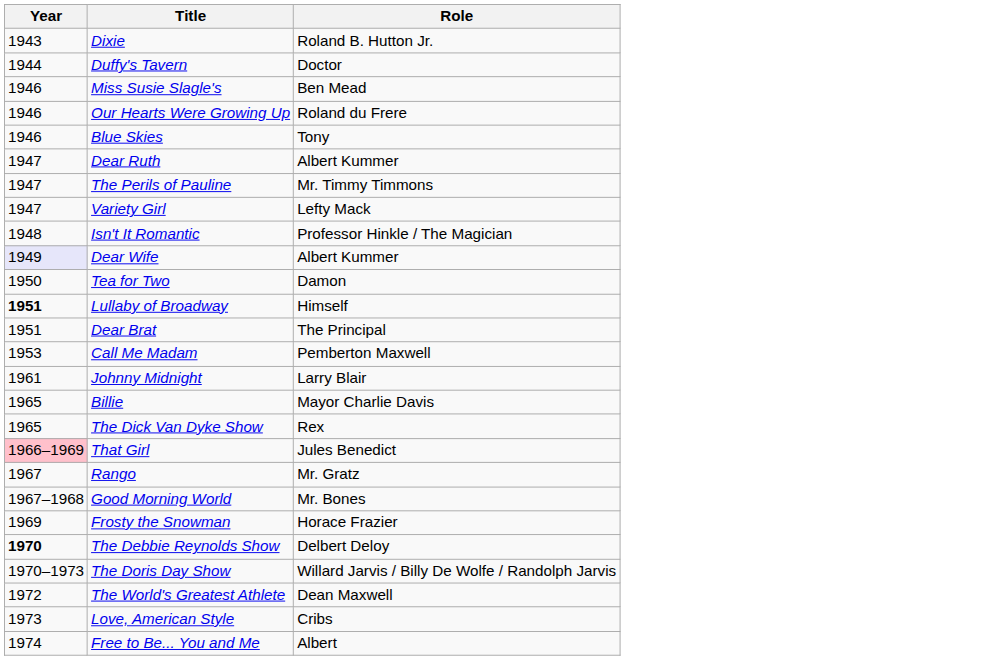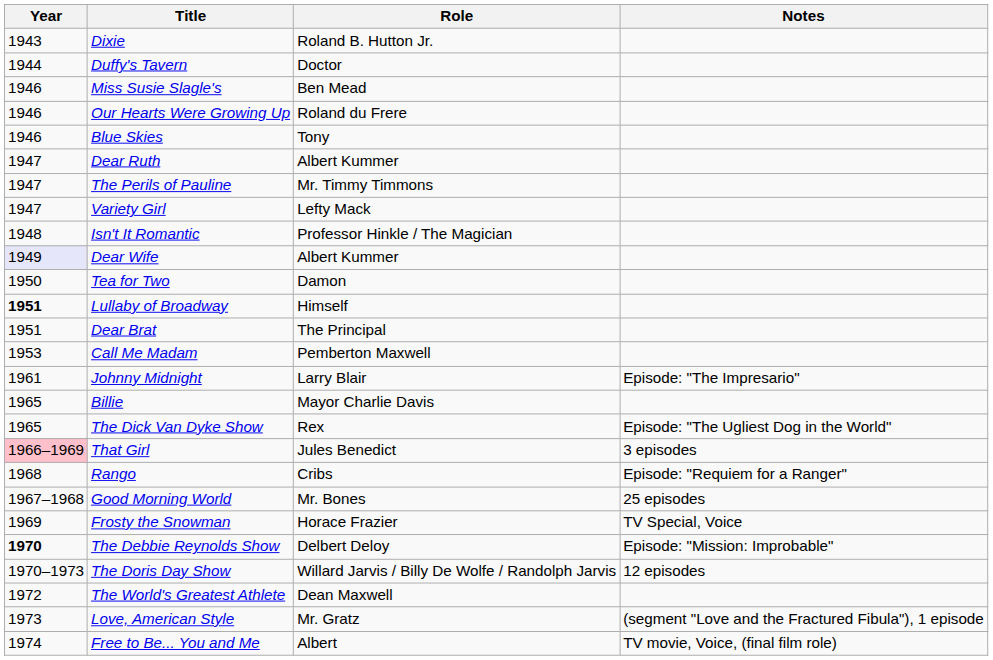+ column: (803, 16)
(25, 474) 1967 -> (25, 474) 1968
(328, 474) Mr. Gratz -> (315, 474) Cribs
(315, 619) Cribs -> (328, 619) Mr. Gratz
